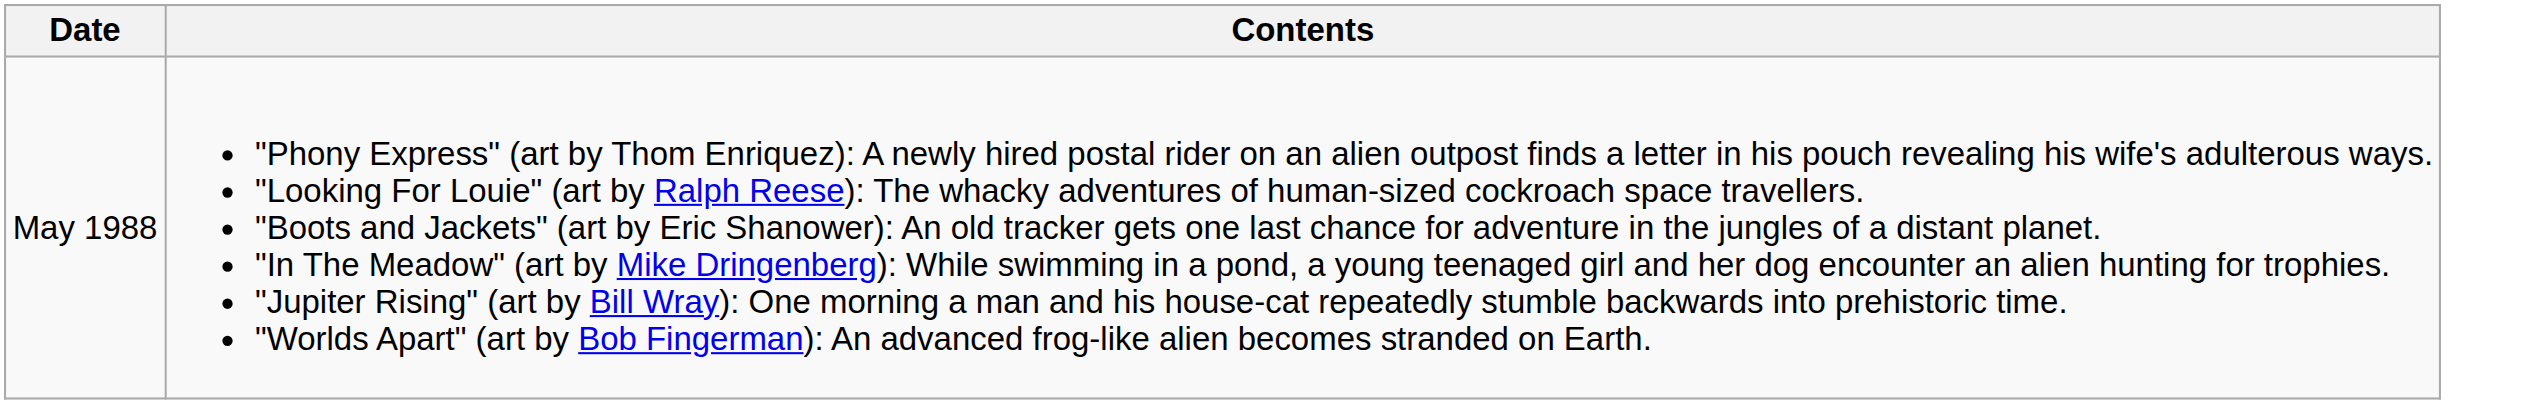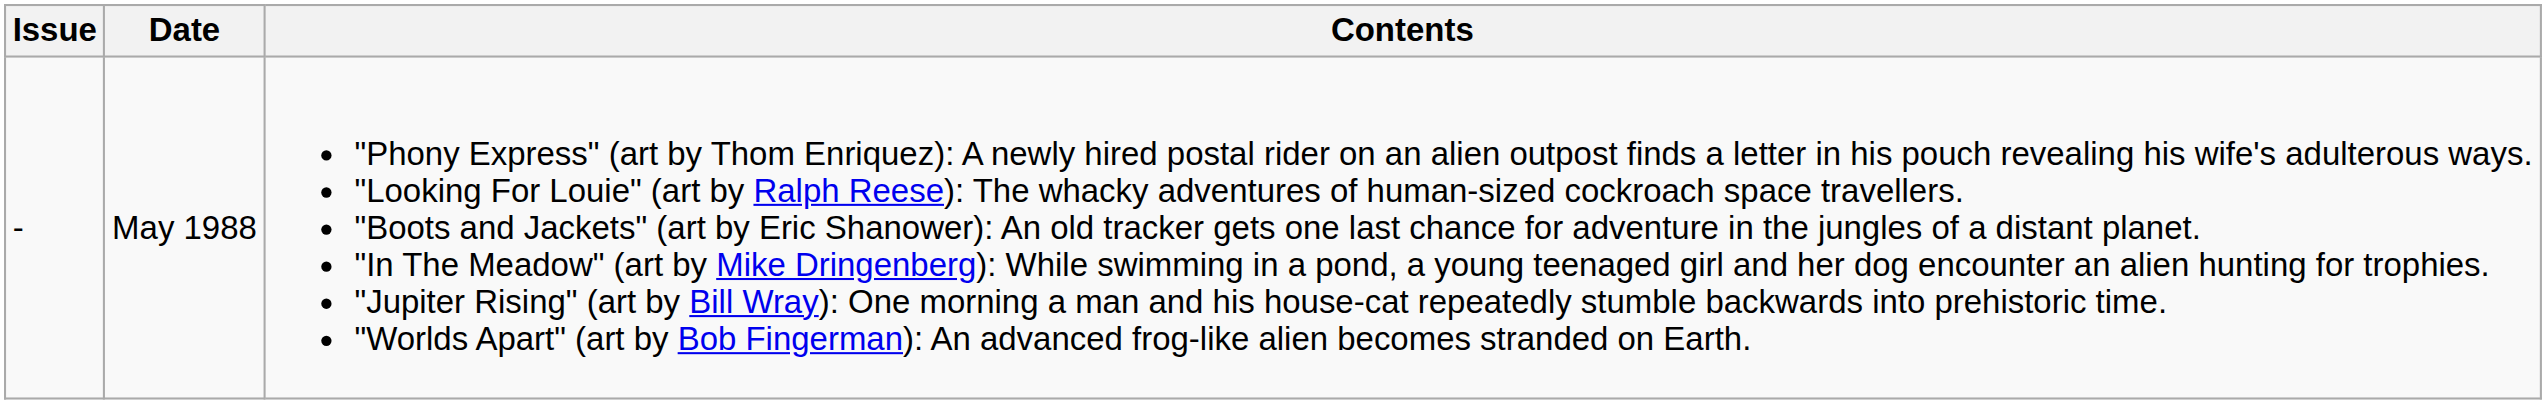+ column: (55, 30)
